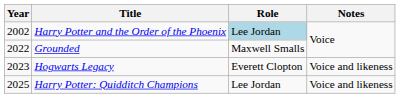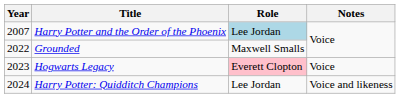(18, 31) 2002 -> (18, 31) 2007
(267, 66) no background -> (267, 66) pink background
(351, 66) Voice and likeness -> (322, 66) Voice
(18, 84) 2025 -> (18, 84) 2024
